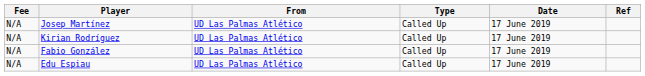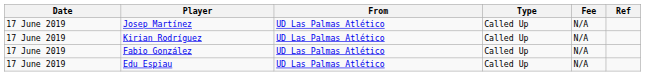columns swapped: (548, 11) <-> (22, 11)
